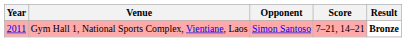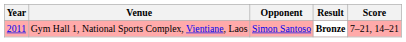columns swapped: (340, 12) <-> (384, 12)
